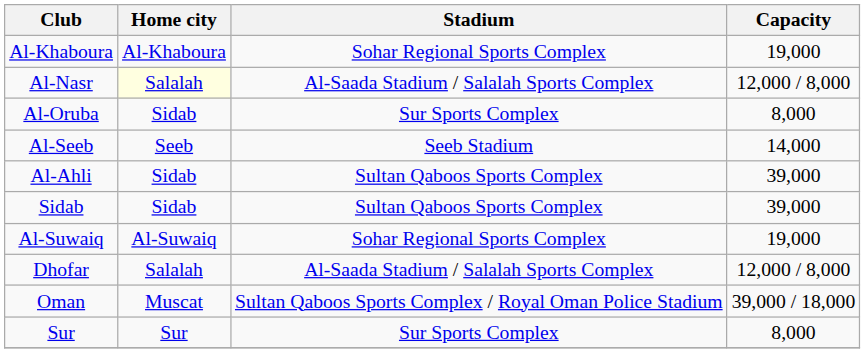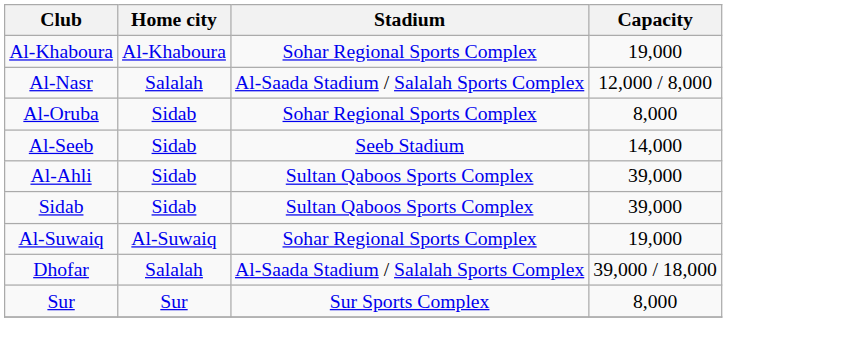(174, 82) lightyellow background -> (174, 82) no background
(479, 113) Sur Sports Complex -> (410, 113) Sohar Regional Sports Complex
(174, 144) Seeb -> (174, 144) Sidab
(793, 269) 12,000 / 8,000 -> (655, 269) 39,000 / 18,000
- row: (61, 301)
